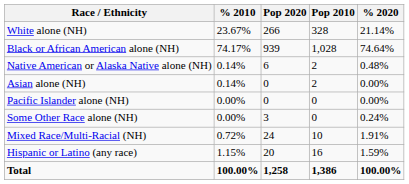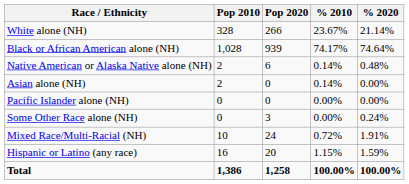columns swapped: (333, 13) <-> (237, 13)
